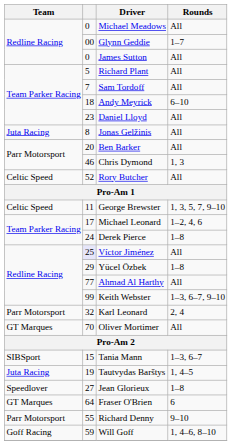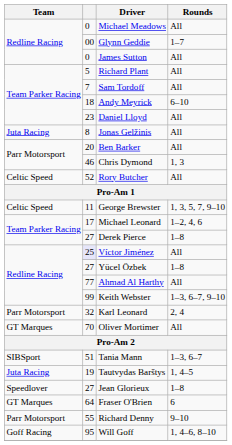(90, 237) 24 -> (90, 237) 27
(90, 267) 29 -> (90, 267) 27
(90, 357) 15 -> (90, 357) 51
(90, 432) 59 -> (90, 432) 95
